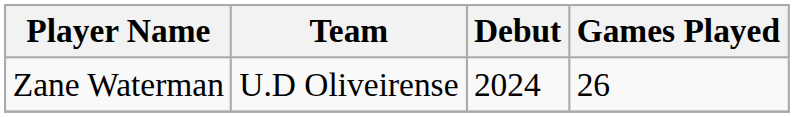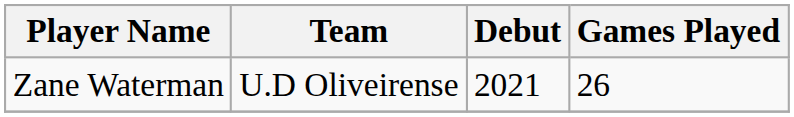(507, 84) 2024 -> (507, 84) 2021
